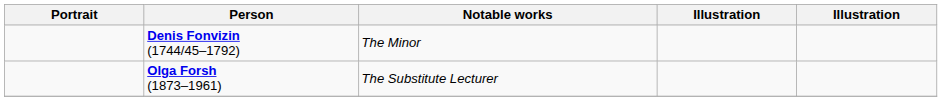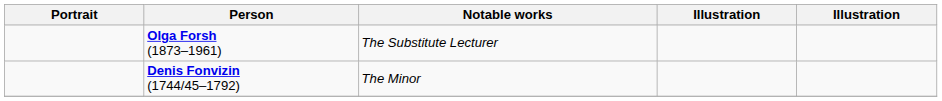rows swapped: (194, 43) <-> (184, 78)
